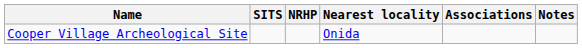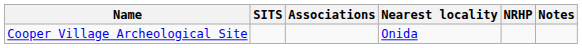columns swapped: (303, 14) <-> (489, 14)
